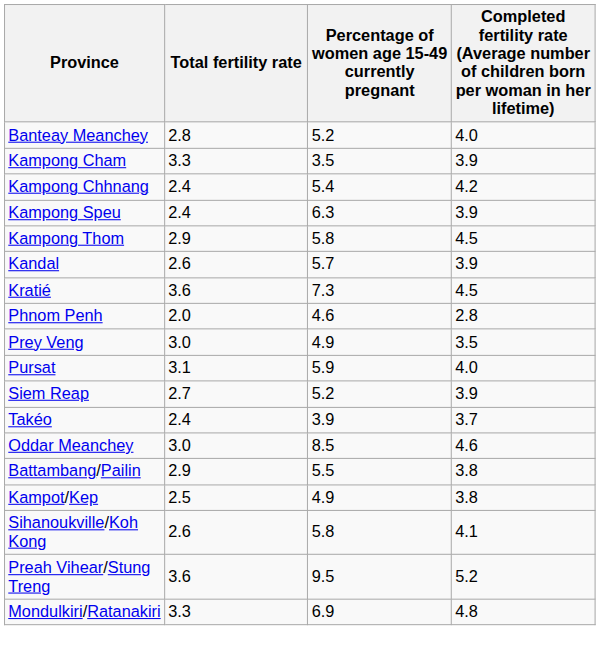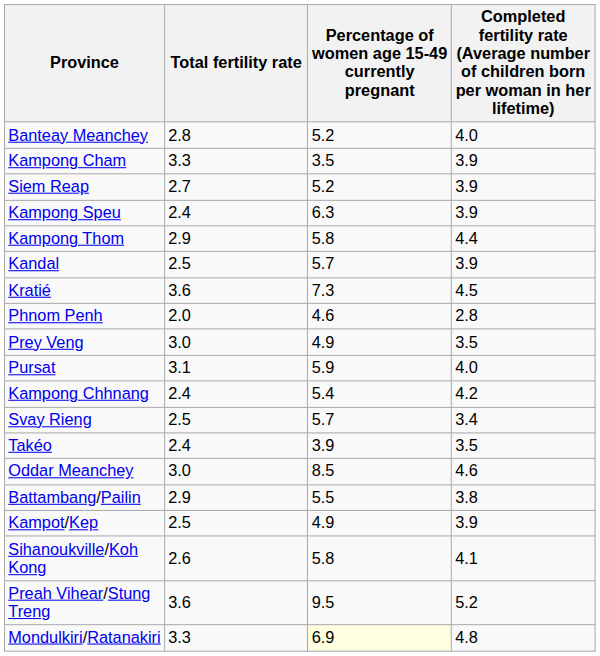rows swapped: (79, 186) <-> (49, 393)
(467, 238) 4.5 -> (467, 238) 4.4
(180, 264) 2.6 -> (180, 264) 2.5
+ row: (50, 419)
(467, 419) 3.7 -> (467, 445) 3.5
(467, 497) 3.8 -> (467, 523) 3.9
(323, 611) no background -> (323, 637) lightyellow background
